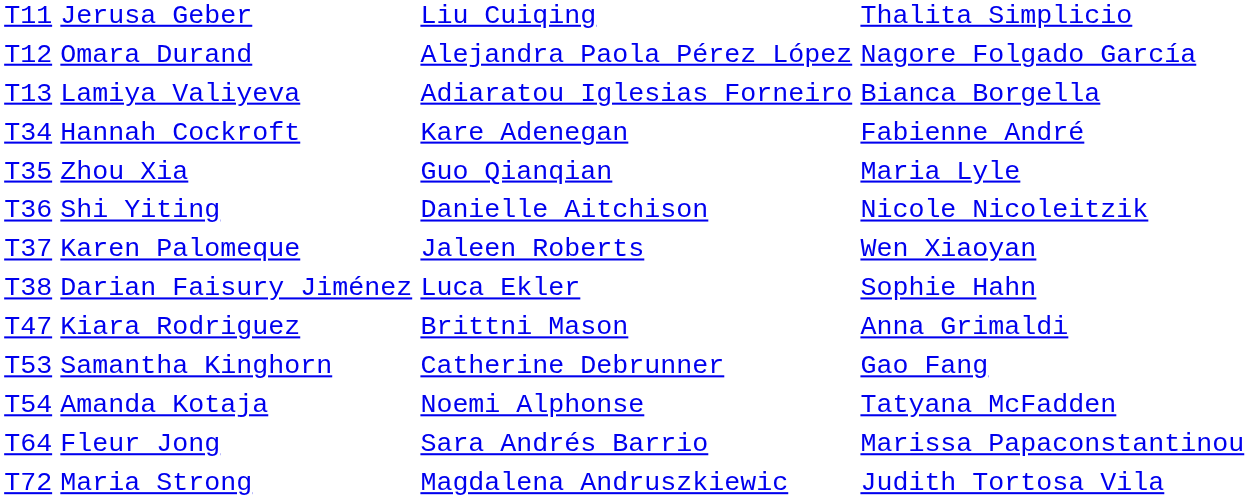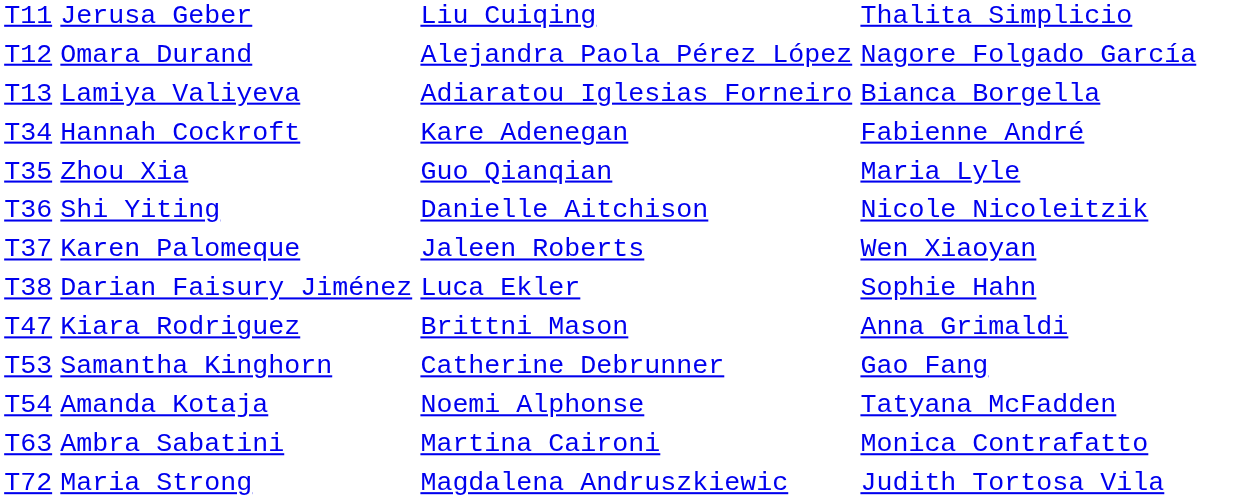+ row: (172, 444)
- row: (140, 444)
